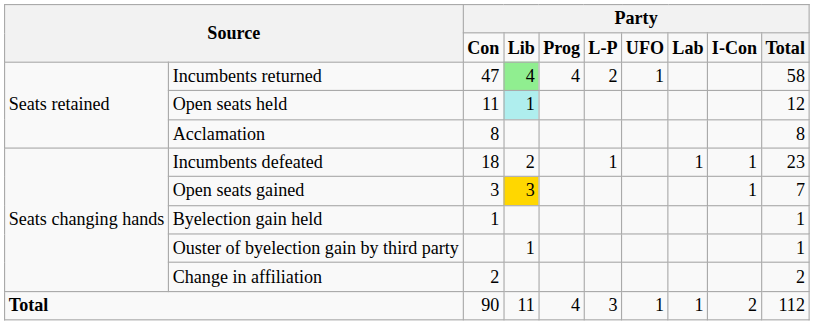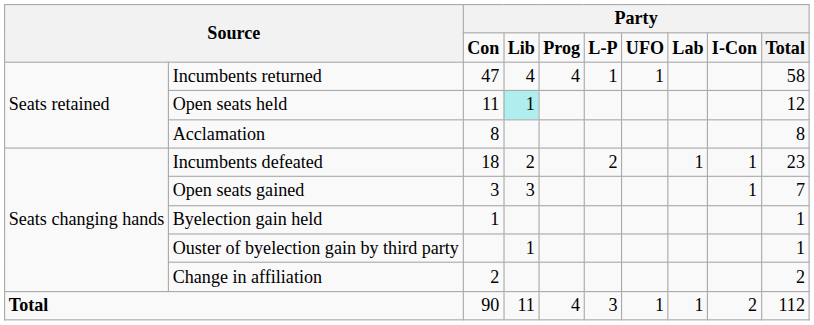(530, 76) lightgreen background -> (530, 76) no background
(613, 76) 2 -> (613, 76) 1
(613, 162) 1 -> (613, 162) 2
(530, 190) gold background -> (530, 190) no background
